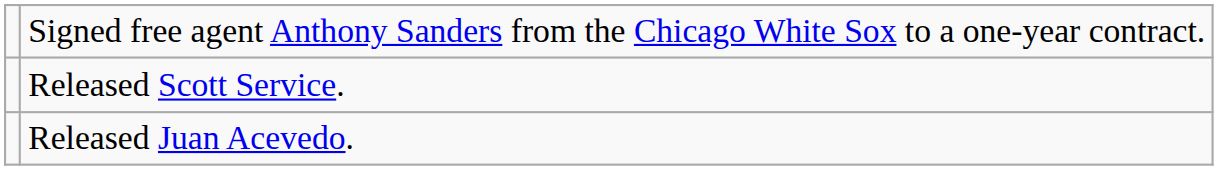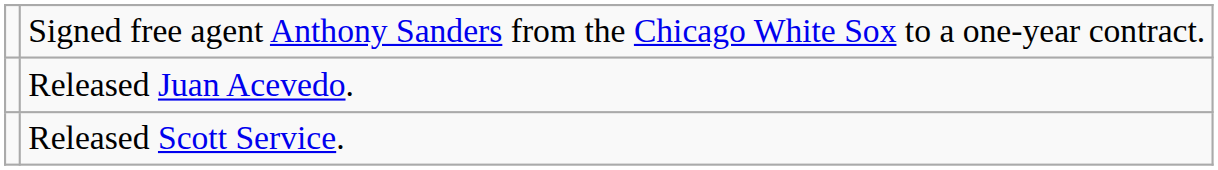rows swapped: (191, 137) <-> (186, 84)
